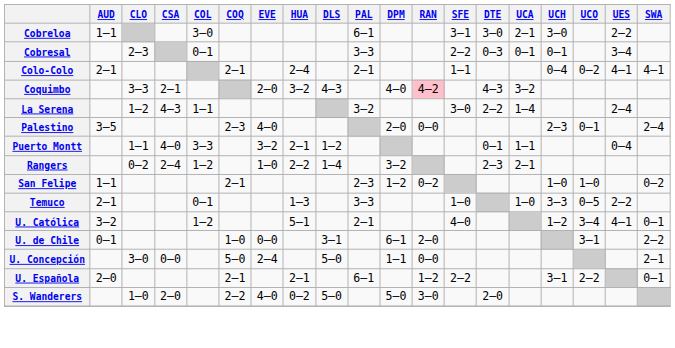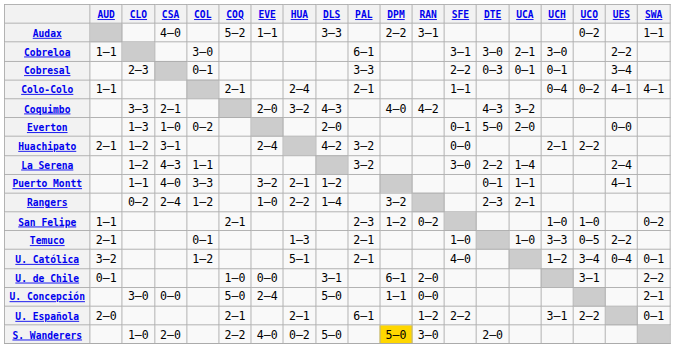+ row: (47, 34)
(106, 70) 2–1 -> (106, 89) 1–1
(428, 89) pink background -> (428, 108) no background
+ row: (47, 128)
+ row: (47, 147)
- row: (47, 128)
(621, 146) 0–4 -> (621, 184) 4–1
(364, 202) 3–3 -> (364, 240) 2–1
(621, 221) 4–1 -> (621, 259) 0–4
(396, 297) no background -> (396, 334) gold background
